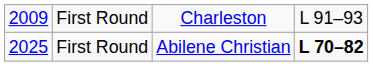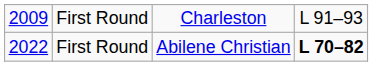(28, 46) 2025 -> (28, 46) 2022
